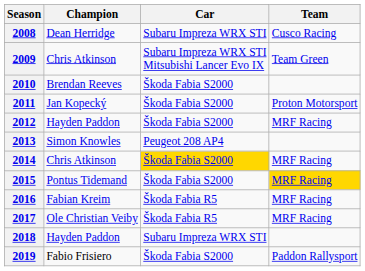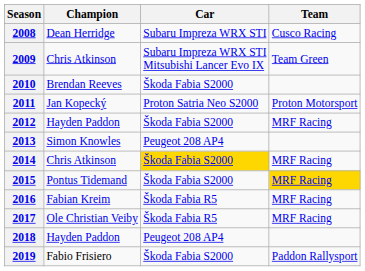(188, 104) Škoda Fabia S2000 -> (201, 104) Proton Satria Neo S2000
(205, 237) Subaru Impreza WRX STI -> (183, 237) Peugeot 208 AP4
